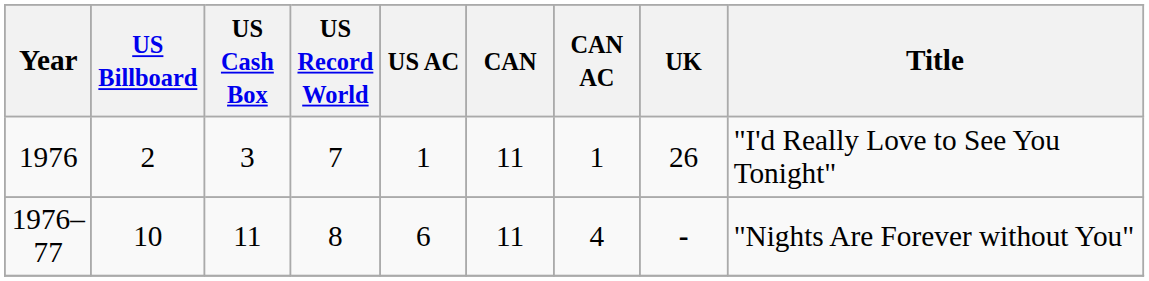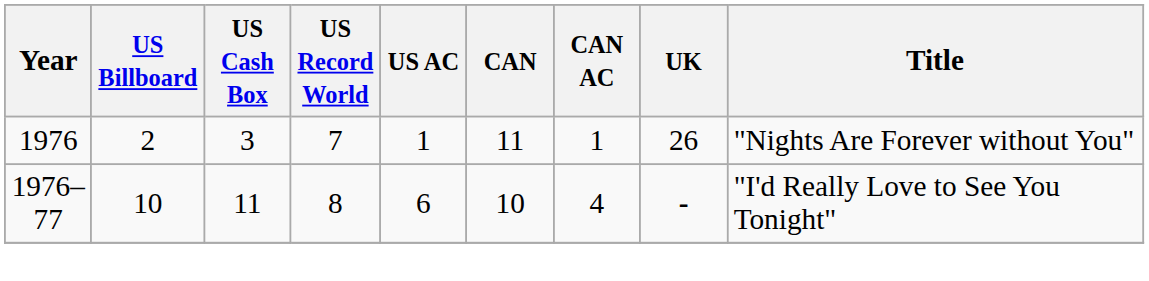(897, 156) "I'd Really Love to See You Tonight" -> (934, 140) "Nights Are Forever without You"
(510, 235) 11 -> (510, 202) 10
(934, 235) "Nights Are Forever without You" -> (897, 202) "I'd Really Love to See You Tonight"
